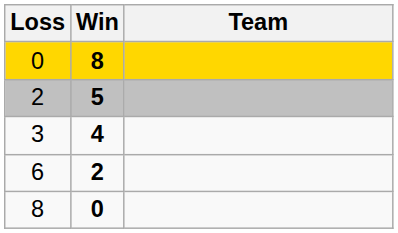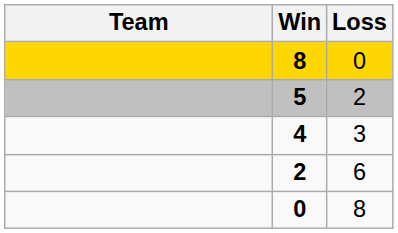columns swapped: (258, 23) <-> (38, 23)
